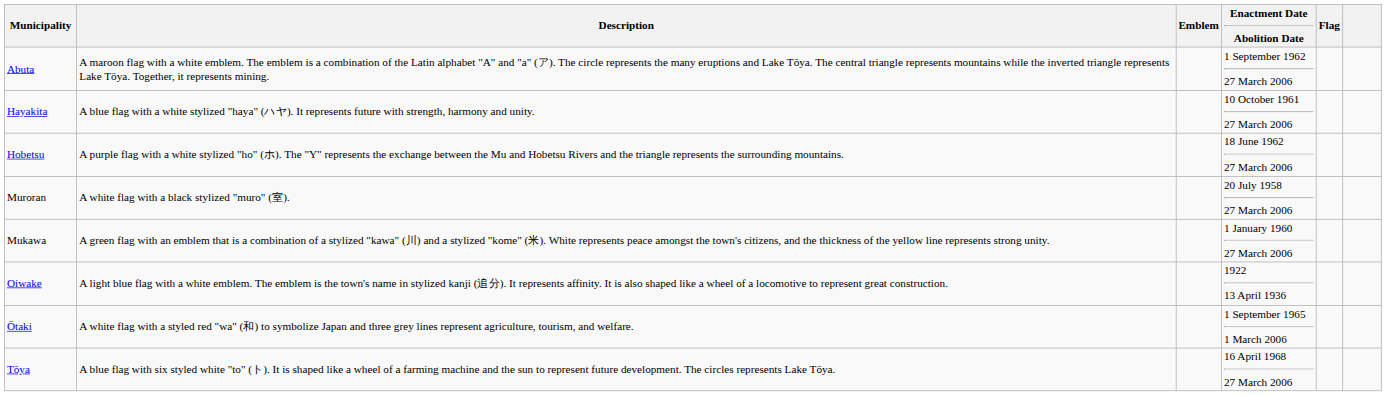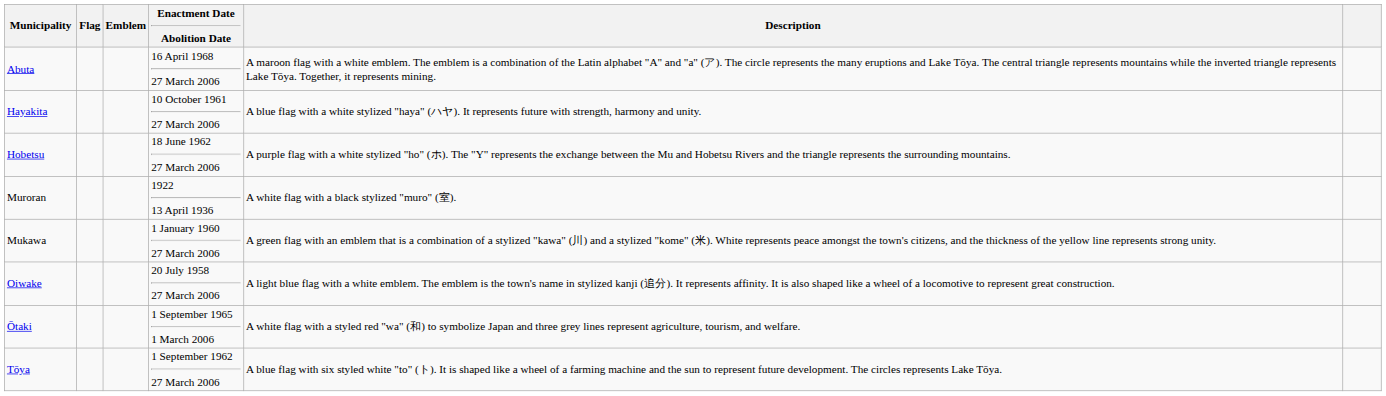columns swapped: (1329, 25) <-> (626, 25)
(1269, 68) 1 September 1962 27 March 2006 -> (196, 68) 16 April 1968 27 March 2006
(1269, 197) 20 July 1958 27 March 2006 -> (196, 197) 1922 13 April 1936
(1269, 283) 1922 13 April 1936 -> (196, 283) 20 July 1958 27 March 2006
(1269, 369) 16 April 1968 27 March 2006 -> (196, 369) 1 September 1962 27 March 2006
